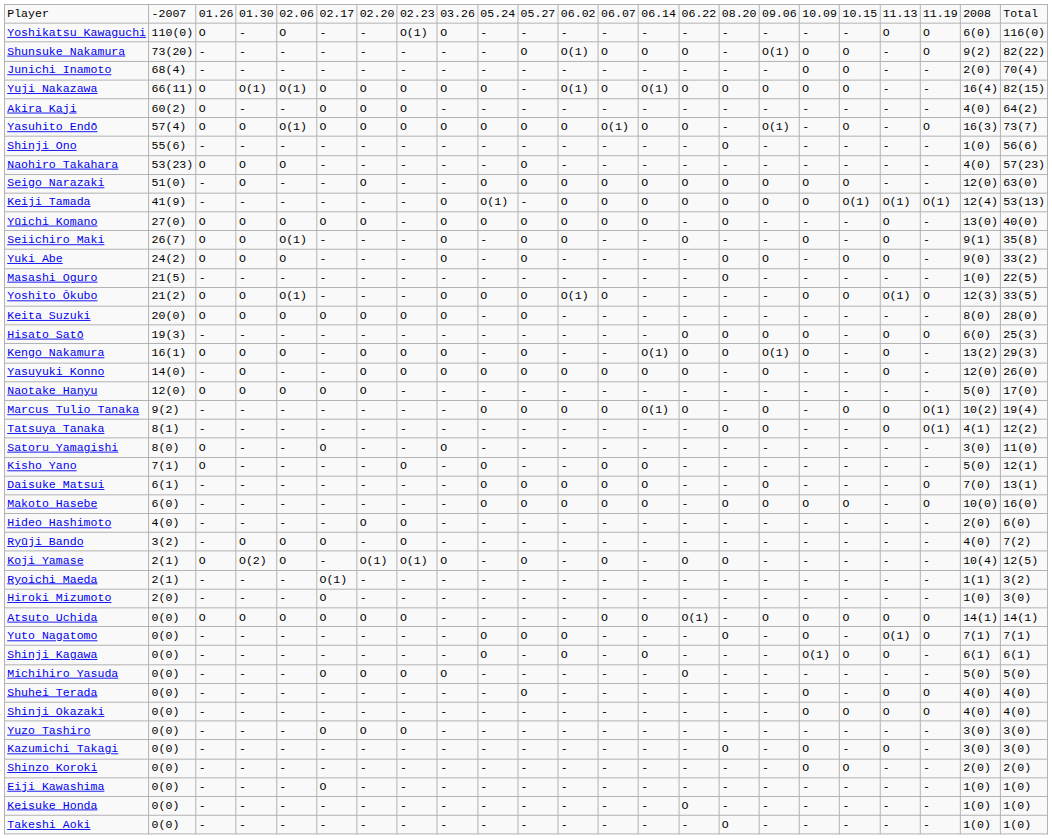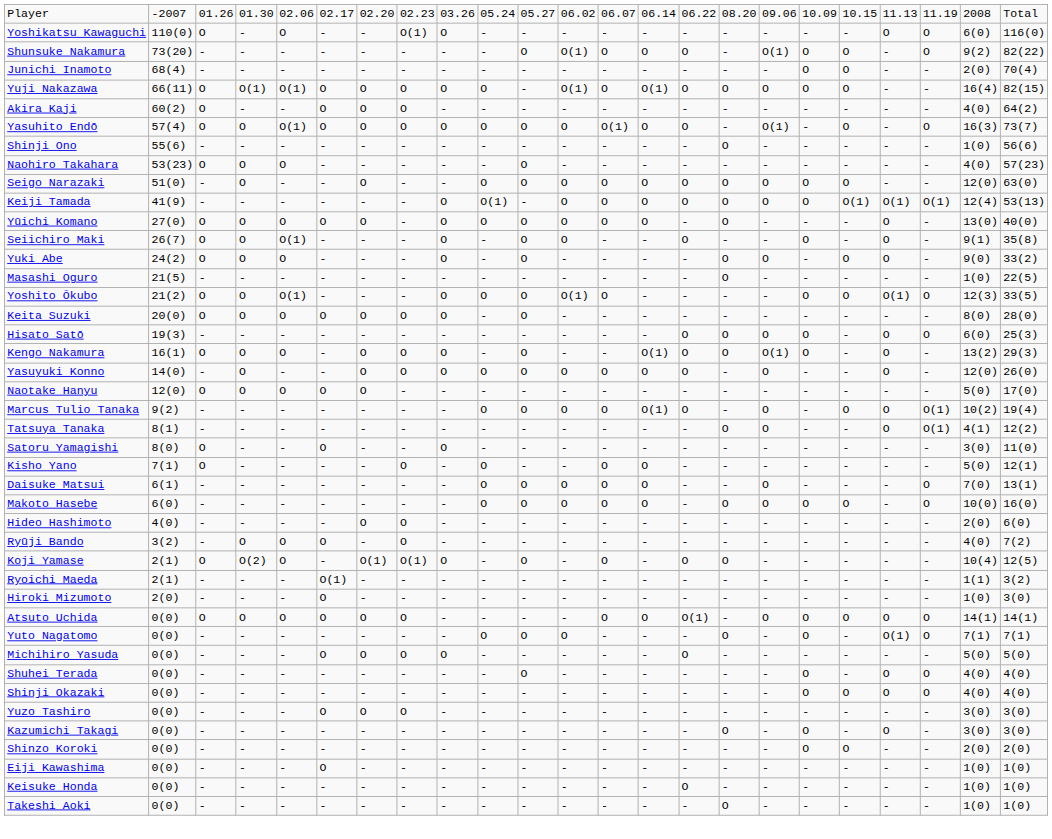- row: (52, 655)
